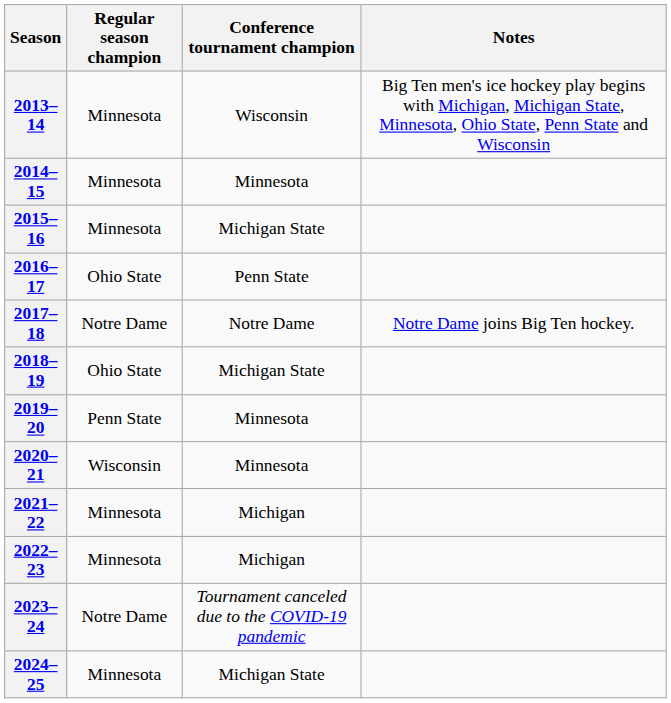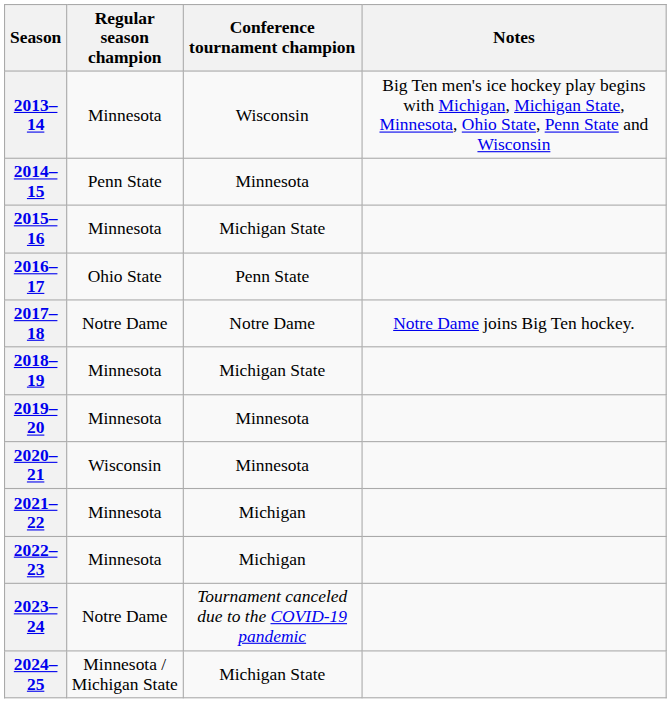(124, 181) Minnesota -> (125, 181) Penn State
(124, 370) Ohio State -> (125, 370) Minnesota
(124, 417) Penn State -> (125, 417) Minnesota
(124, 673) Minnesota -> (125, 673) Minnesota / Michigan State
